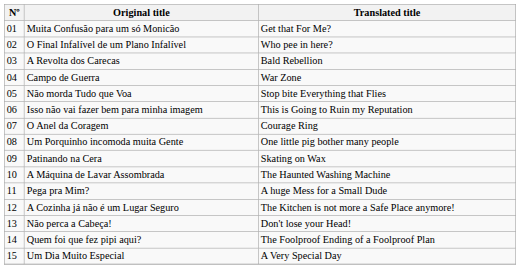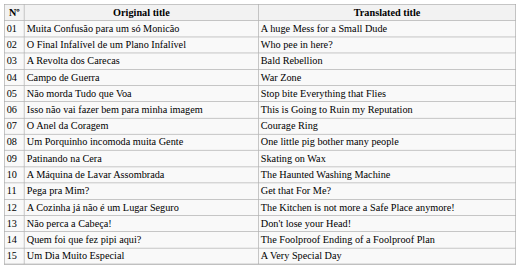(296, 28) Get that For Me? -> (324, 28) A huge Mess for a Small Dude
(324, 191) A huge Mess for a Small Dude -> (296, 191) Get that For Me?
